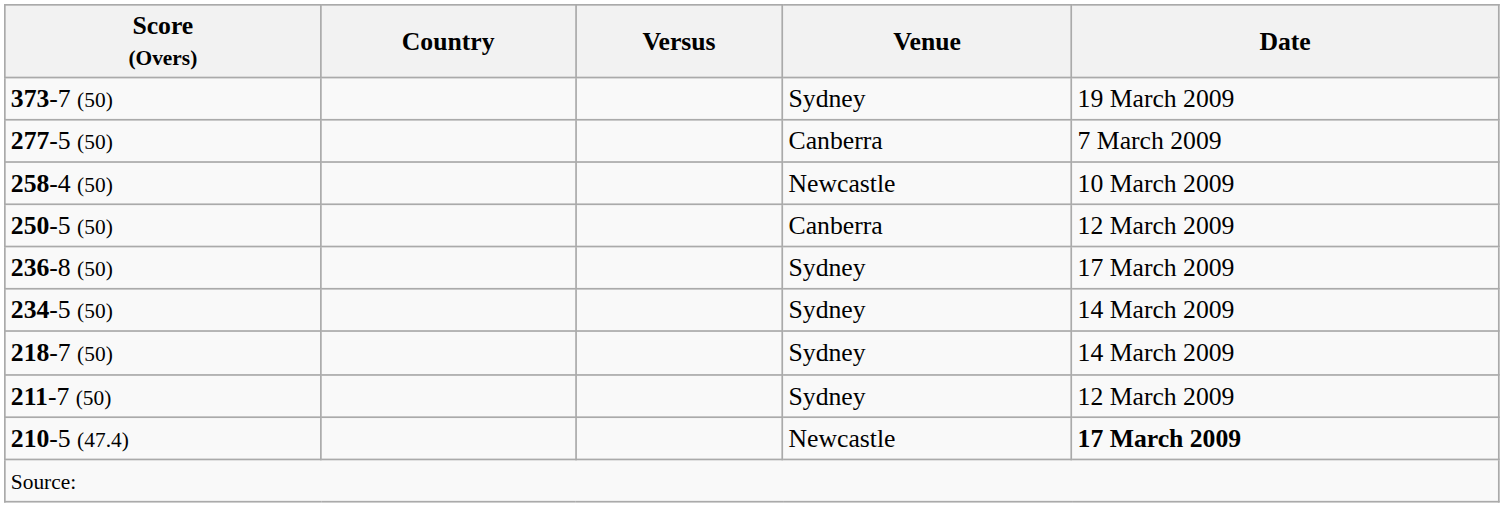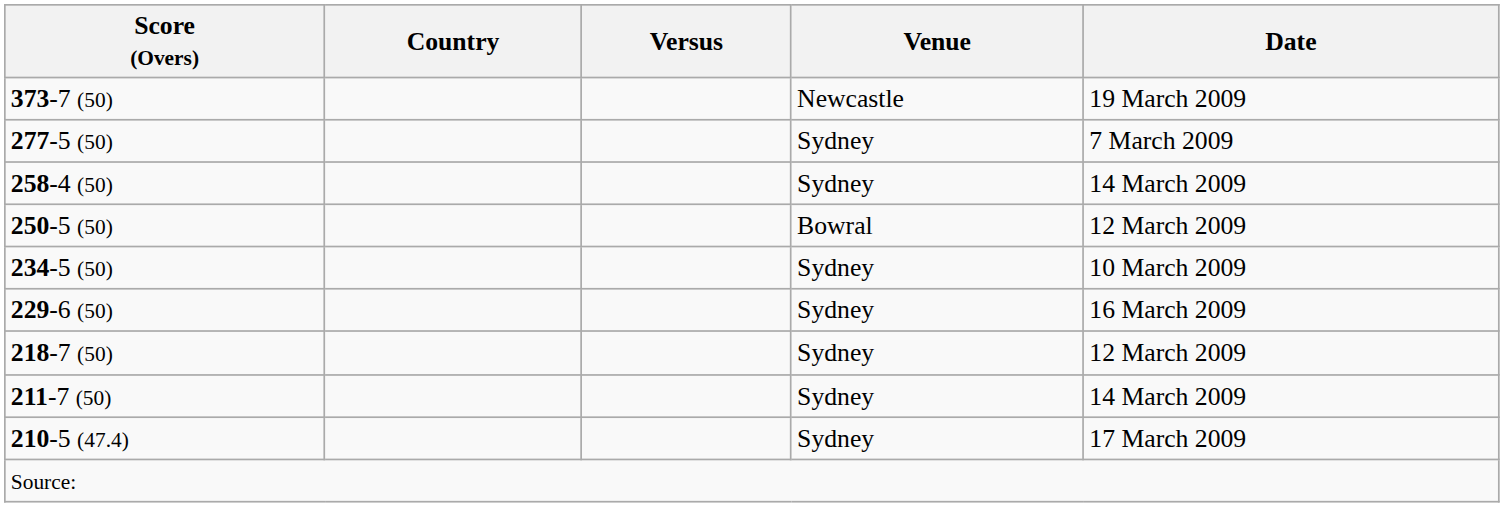(827, 98) Sydney -> (851, 98) Newcastle
(836, 140) Canberra -> (836, 140) Sydney
(842, 183) Newcastle -> (836, 183) Sydney
(1156, 183) 10 March 2009 -> (1168, 183) 14 March 2009
(836, 225) Canberra -> (835, 225) Bowral
- row: (62, 268)
(1156, 310) 14 March 2009 -> (1168, 268) 10 March 2009
+ row: (62, 310)
(1156, 352) 14 March 2009 -> (1168, 352) 12 March 2009
(1156, 395) 12 March 2009 -> (1168, 395) 14 March 2009
(842, 437) Newcastle -> (836, 437) Sydney
(1159, 437) bold -> (1168, 437) normal
